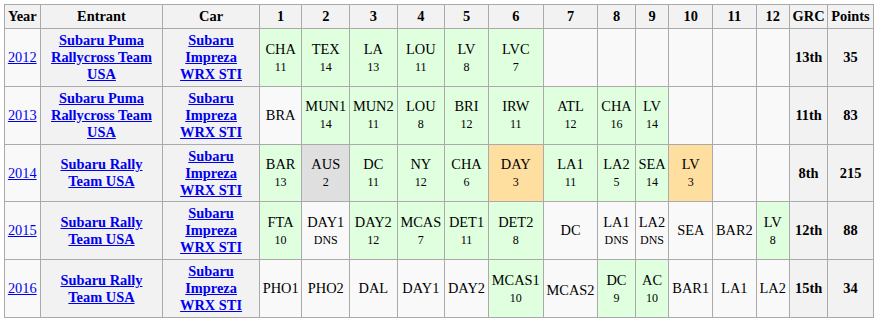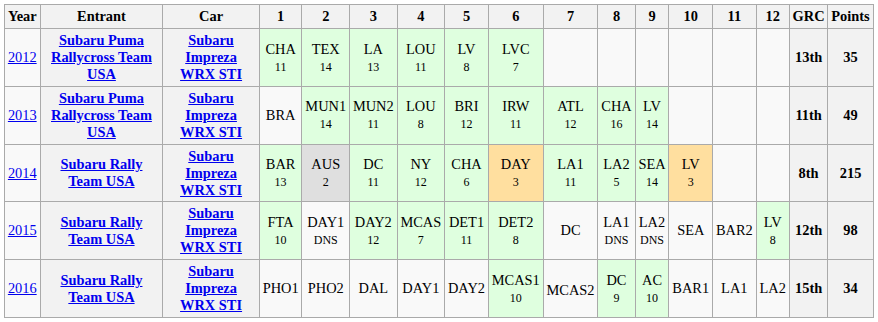(851, 115) 83 -> (851, 115) 49
(851, 230) 88 -> (851, 230) 98
